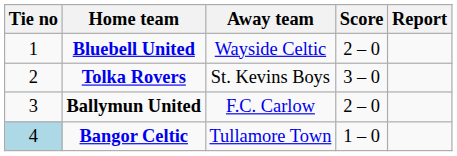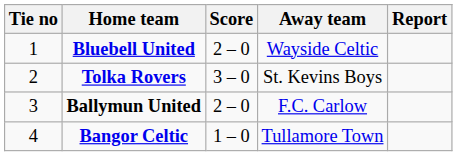columns swapped: (362, 19) <-> (270, 19)
(33, 135) lightblue background -> (33, 135) no background
